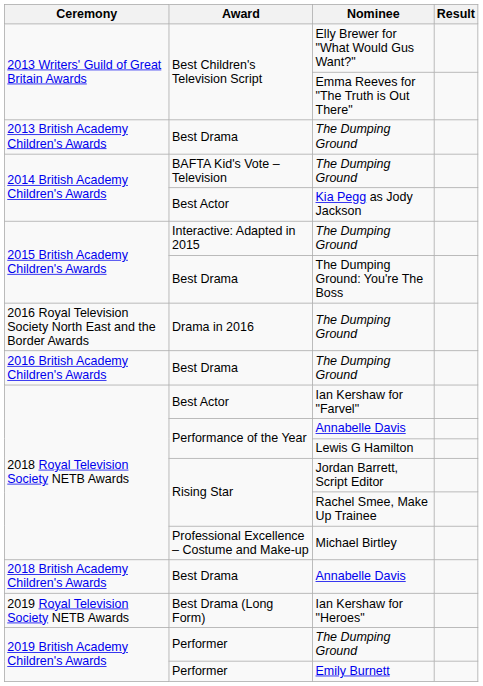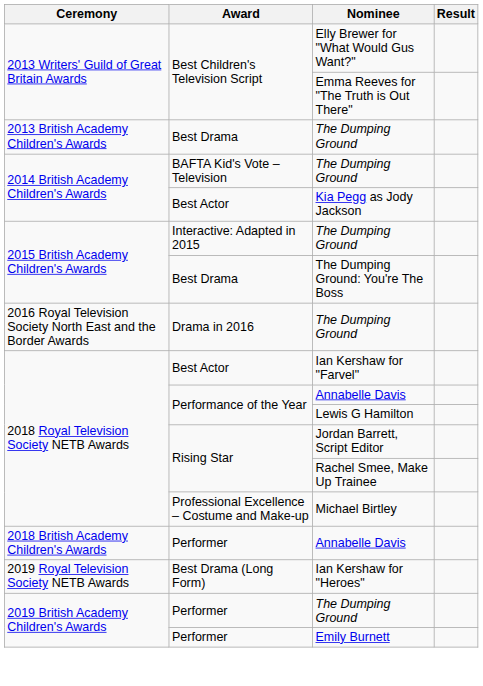- row: (68, 368)
(205, 576) Best Drama -> (200, 542) Performer
